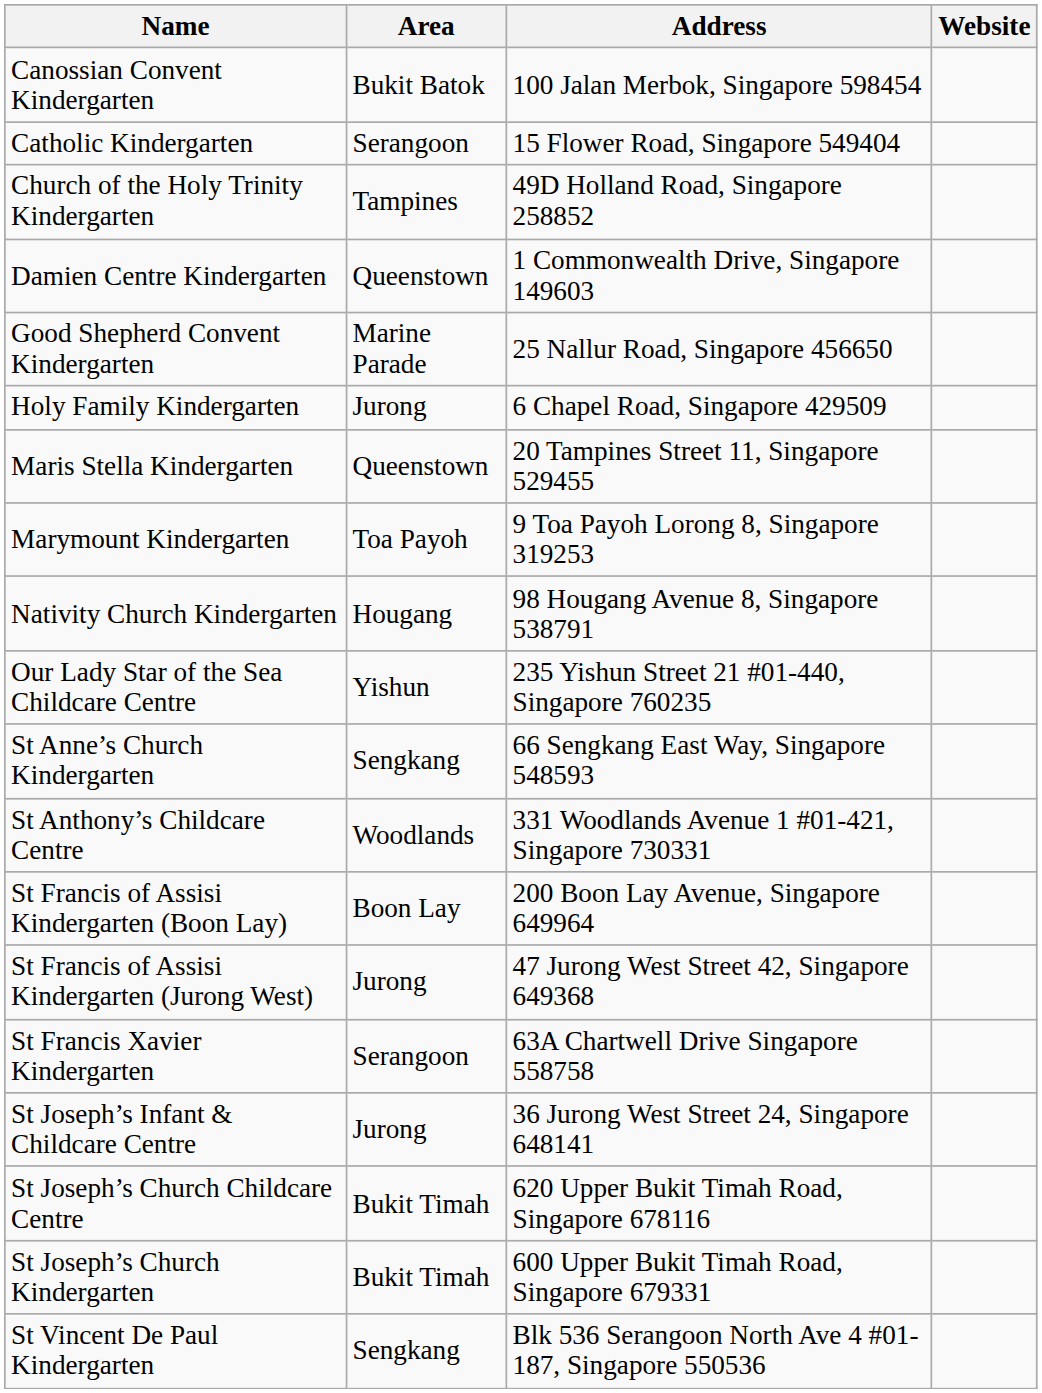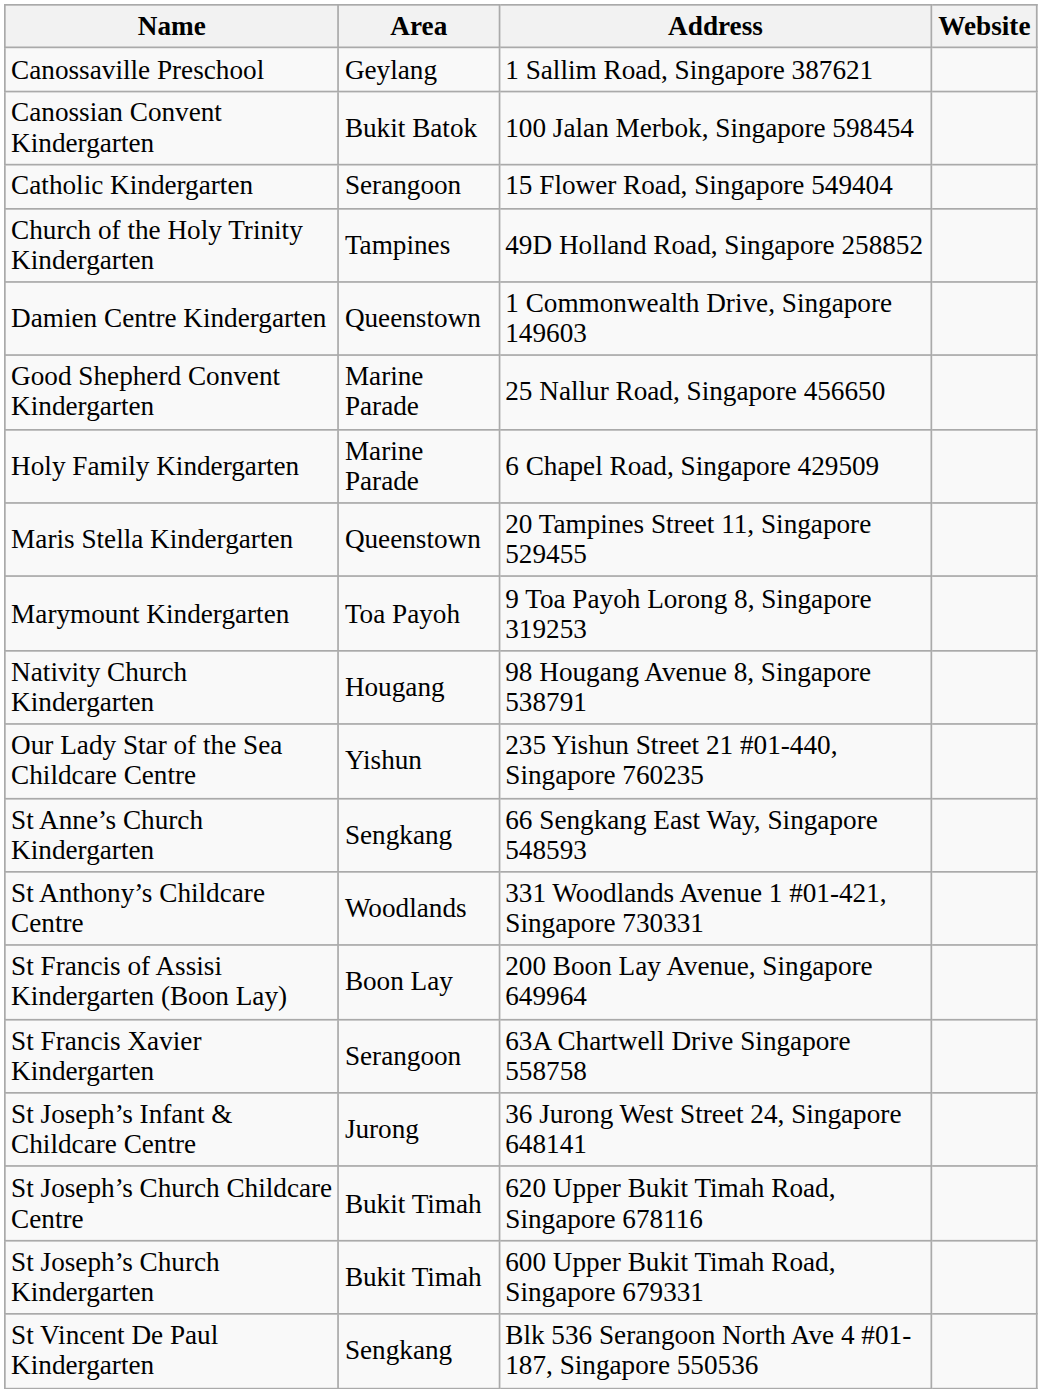+ row: (138, 69)
(390, 407) Jurong -> (384, 465) Marine Parade
- row: (162, 981)
